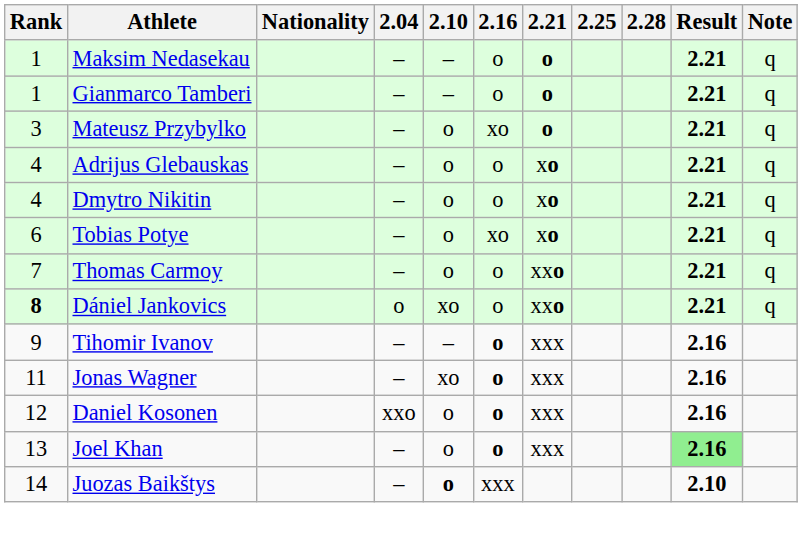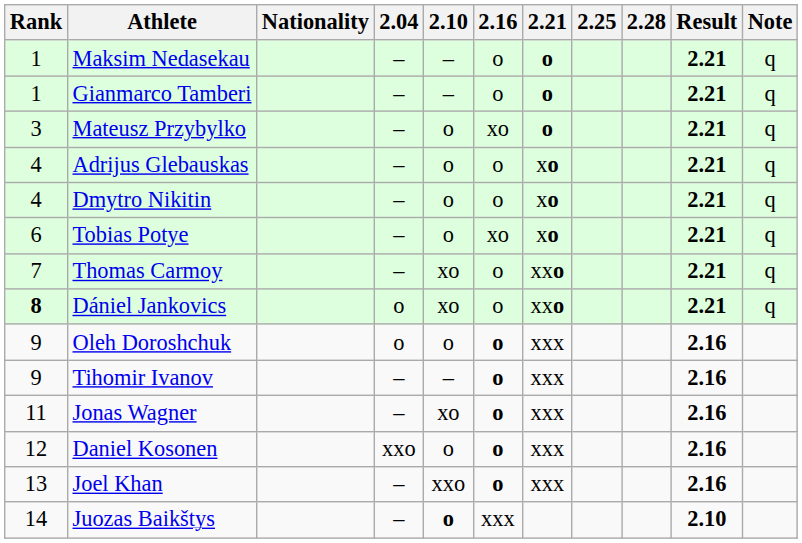(448, 270) o -> (448, 270) xo
+ row: (152, 341)
(448, 448) o -> (448, 484) xxo
(707, 448) lightgreen background -> (707, 484) no background
